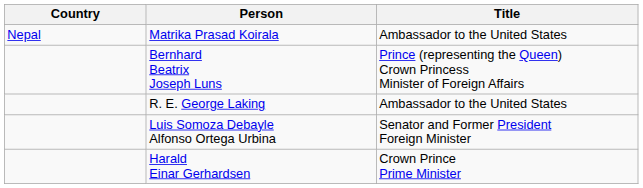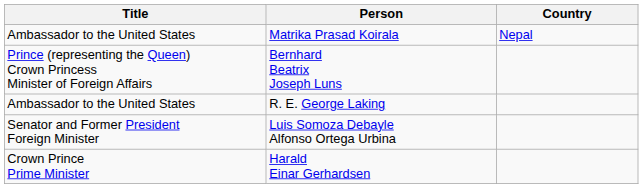columns swapped: (75, 14) <-> (507, 14)
